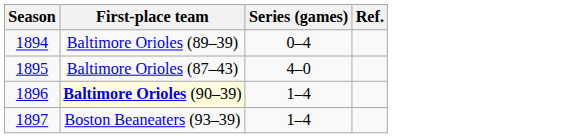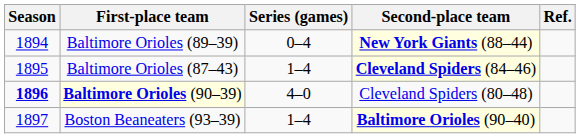+ column: (446, 17)
(299, 68) 4–0 -> (299, 68) 1–4
(32, 94) normal -> (32, 94) bold
(299, 94) 1–4 -> (299, 94) 4–0
